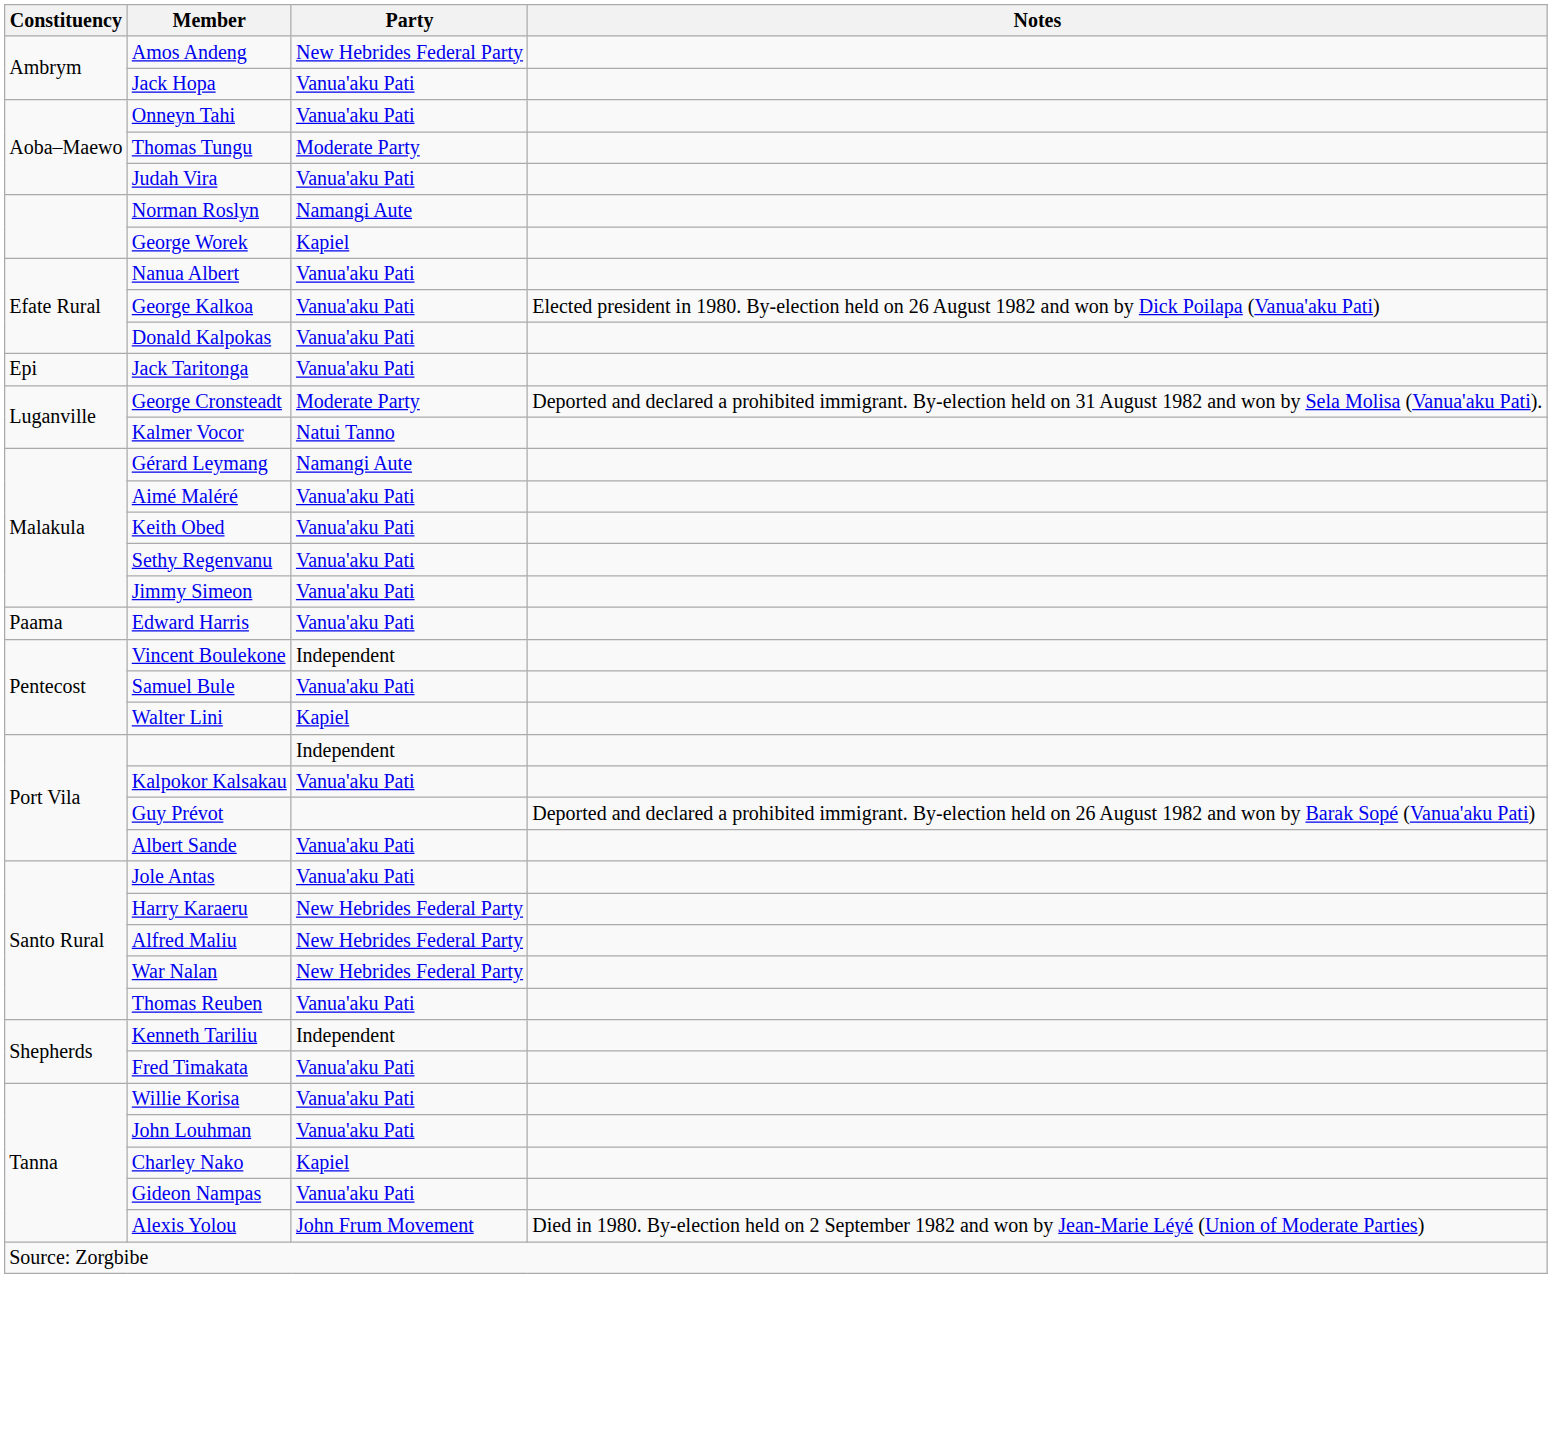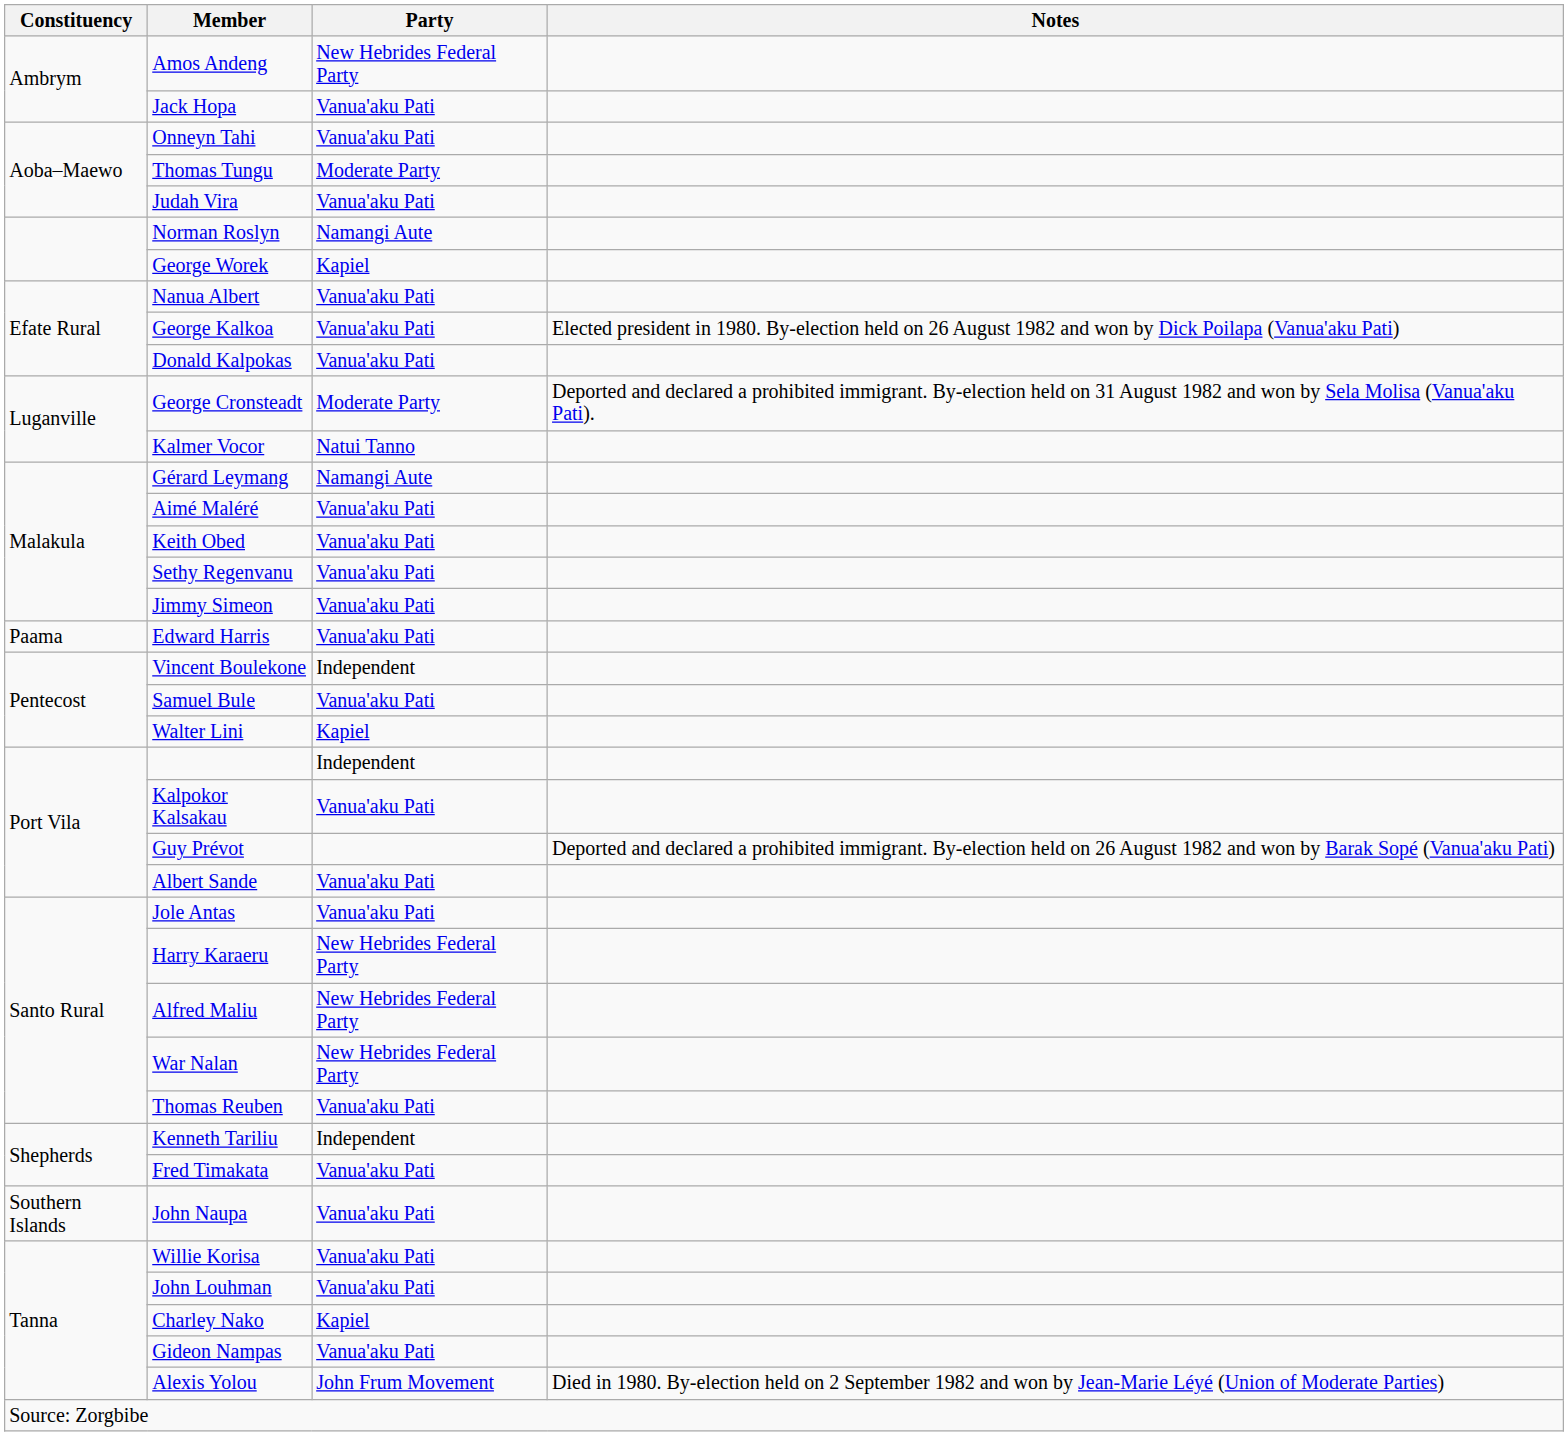- row: (190, 369)
+ row: (200, 1213)
